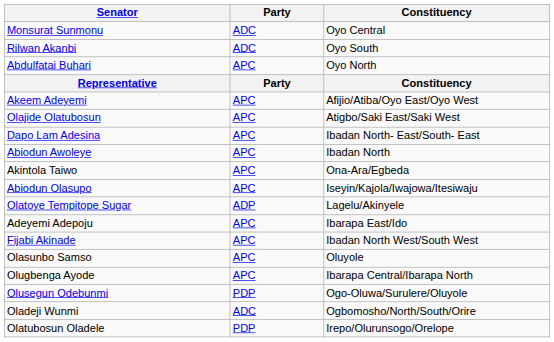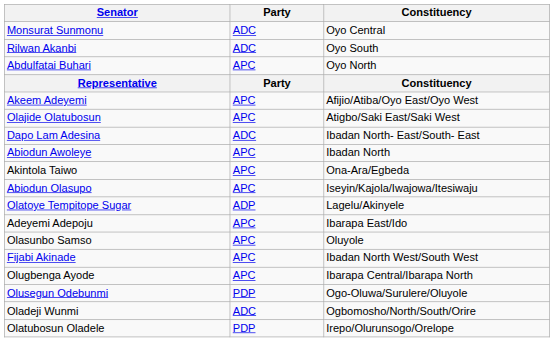(244, 135) APC -> (244, 135) ADC
rows swapped: (49, 258) <-> (41, 240)
